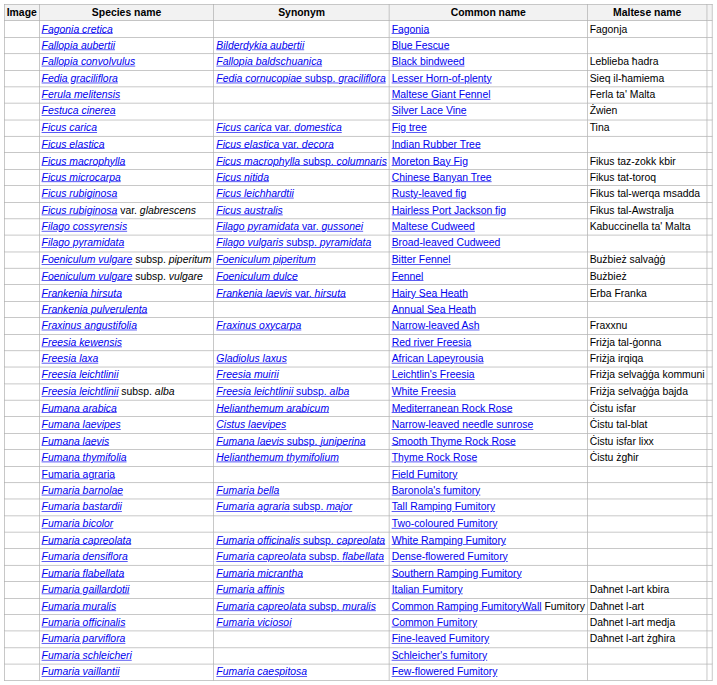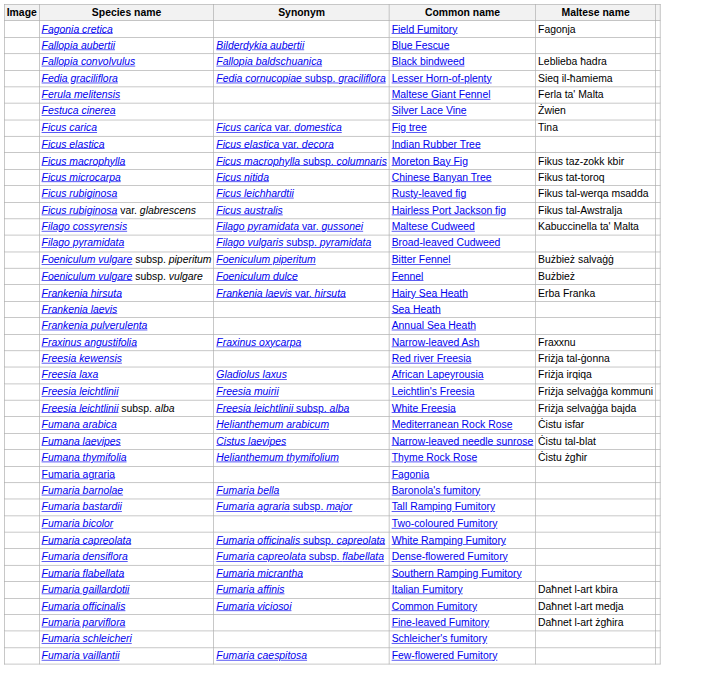(410, 29) Fagonia -> (425, 29) Field Fumitory
+ row: (79, 309)
- row: (75, 441)
(425, 474) Field Fumitory -> (410, 474) Fagonia
- row: (79, 606)
